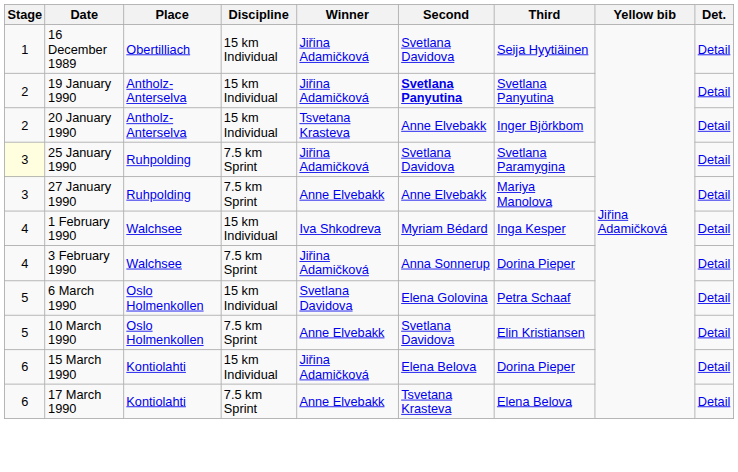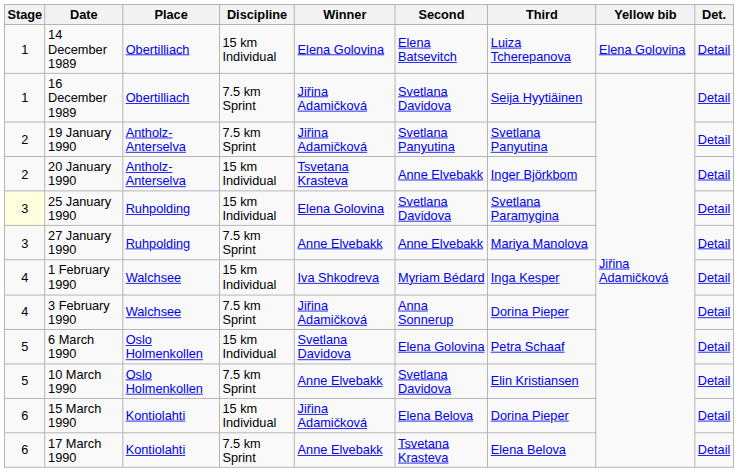+ row: (77, 49)
(251, 49) 15 km Individual -> (242, 98) 7.5 km Sprint
(251, 91) 15 km Individual -> (242, 140) 7.5 km Sprint
(432, 91) bold -> (426, 140) normal
(243, 160) 7.5 km Sprint -> (249, 209) 15 km Individual
(334, 160) Jiřina Adamičková -> (341, 209) Elena Golovina
